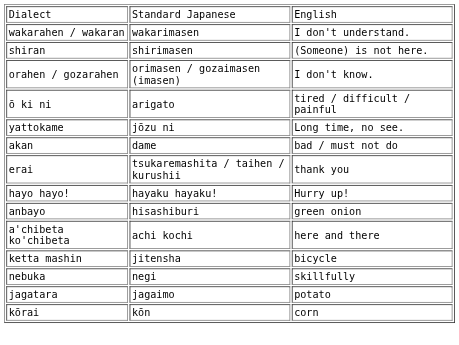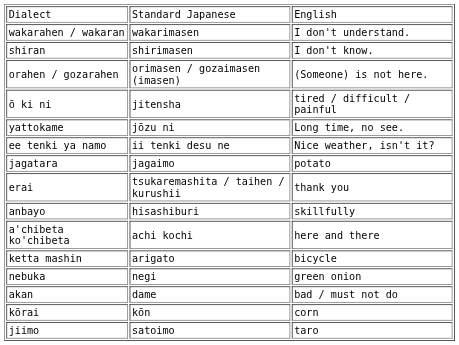(361, 50) (Someone) is not here. -> (334, 50) I don't know.
(334, 74) I don't know. -> (361, 74) (Someone) is not here.
(153, 104) arigato -> (156, 104) jitensha
+ row: (58, 146)
rows swapped: (21, 146) <-> (33, 295)
- row: (39, 193)
(328, 211) green onion -> (325, 211) skillfully
(156, 259) jitensha -> (153, 259) arigato
(325, 277) skillfully -> (328, 277) green onion
+ row: (24, 330)
